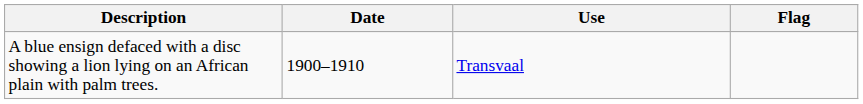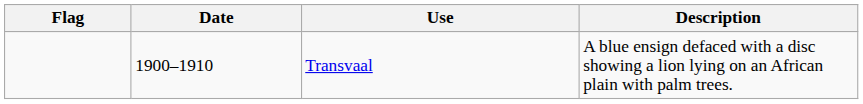columns swapped: (794, 18) <-> (144, 18)
